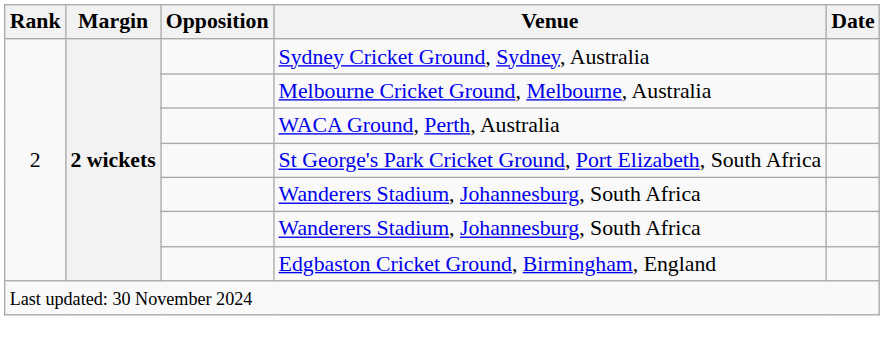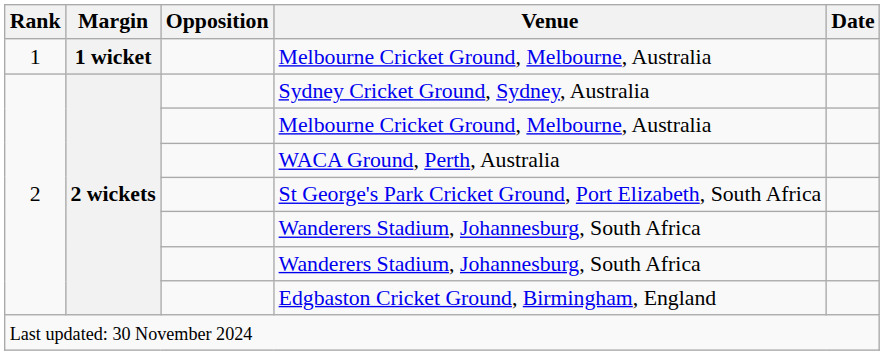+ row: (35, 56)
